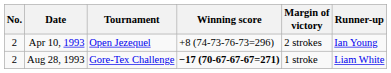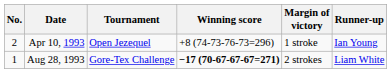(303, 43) 2 strokes -> (301, 43) 1 stroke
(14, 60) 2 -> (14, 60) 1
(301, 60) 1 stroke -> (303, 60) 2 strokes
